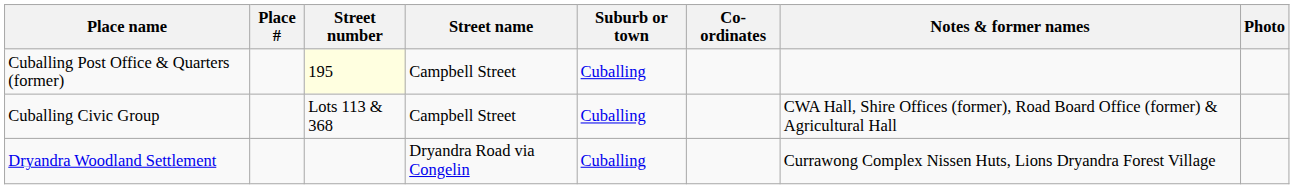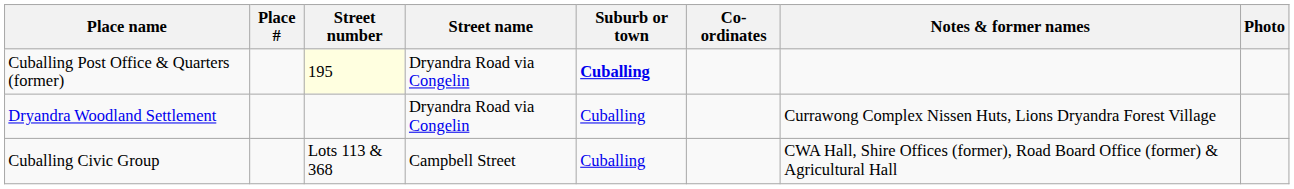(463, 71) Campbell Street -> (472, 71) Dryandra Road via Congelin
(613, 71) normal -> (615, 71) bold
rows swapped: (112, 160) <-> (84, 116)
